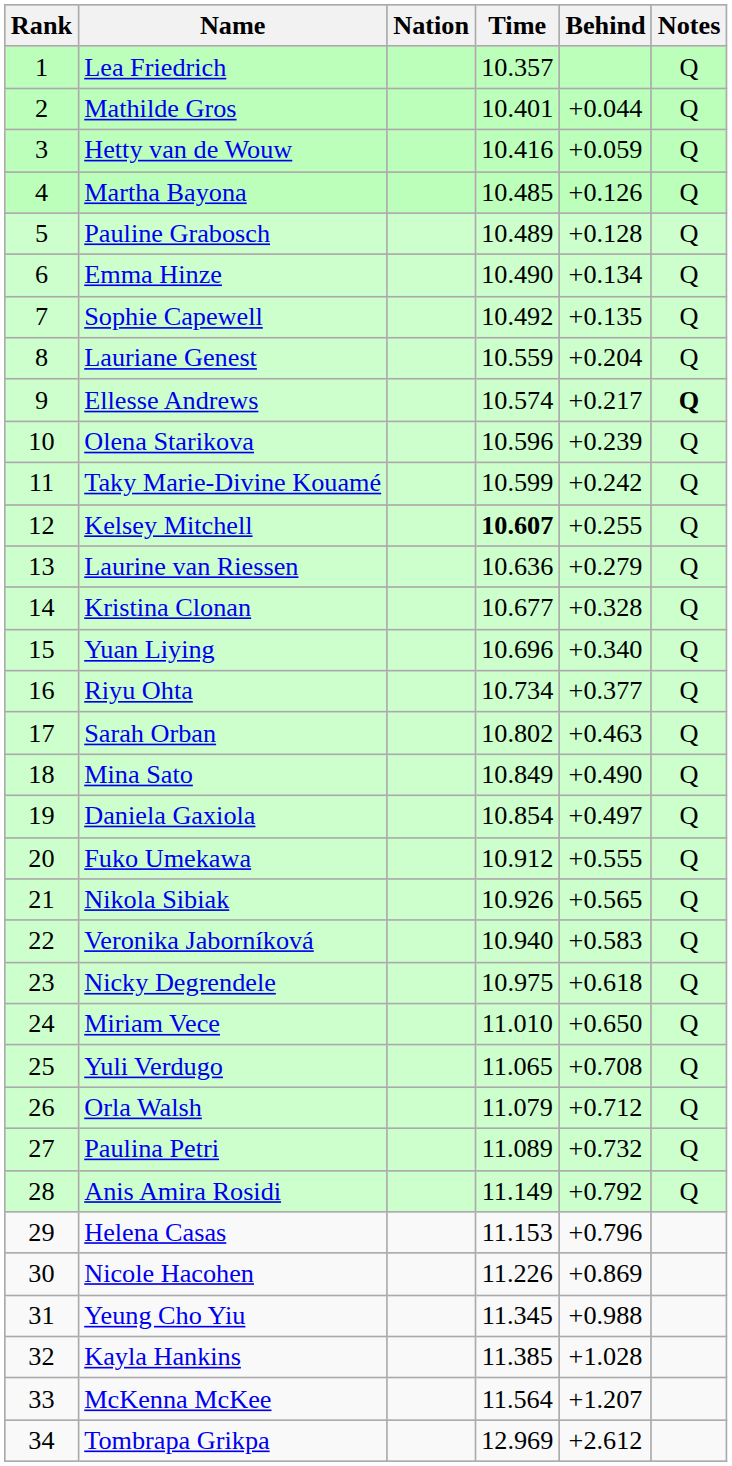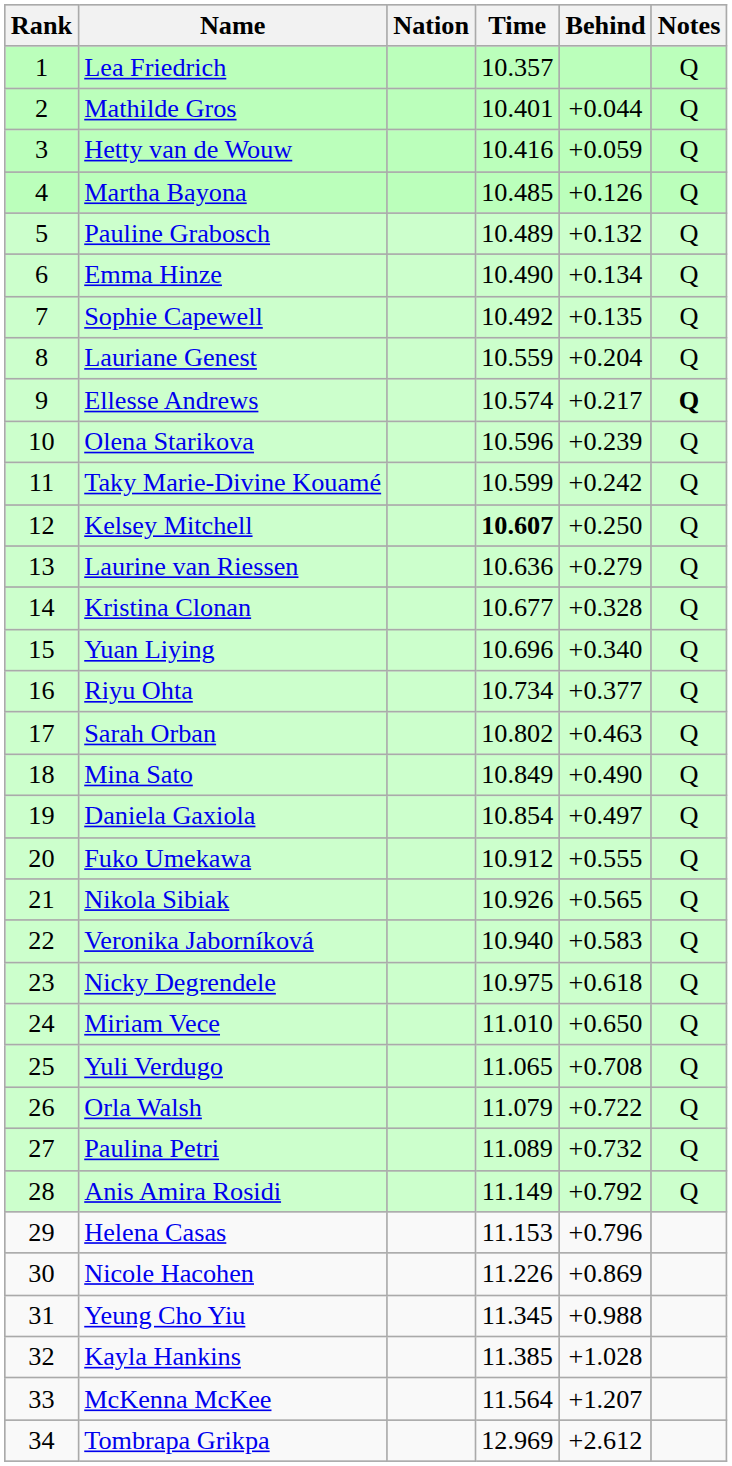(606, 233) +0.128 -> (606, 233) +0.132
(606, 524) +0.255 -> (606, 524) +0.250
(606, 1107) +0.712 -> (606, 1107) +0.722
